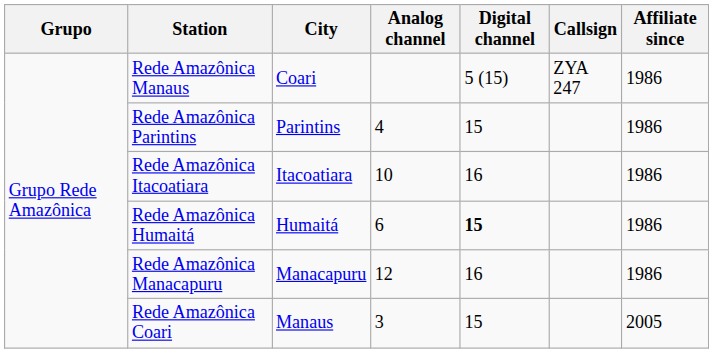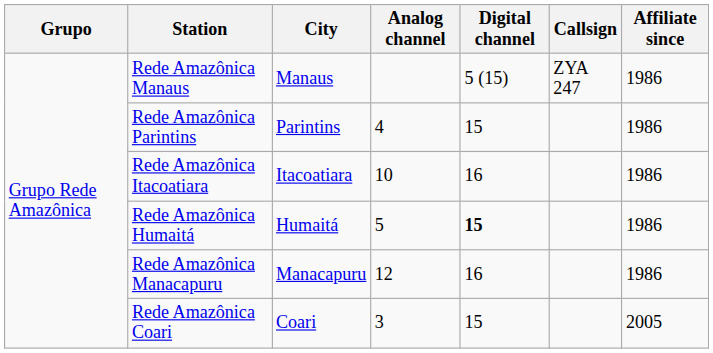(296, 78) Coari -> (305, 78) Manaus
(379, 225) 6 -> (379, 225) 5
(305, 323) Manaus -> (296, 323) Coari
